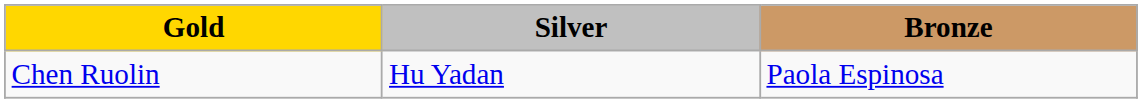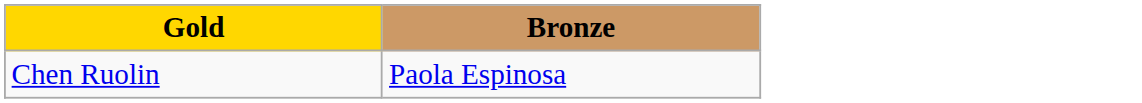- column: (571, 27)
